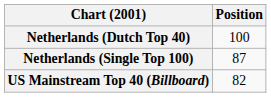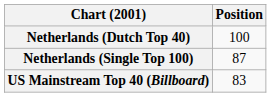(239, 80) 82 -> (239, 80) 83
